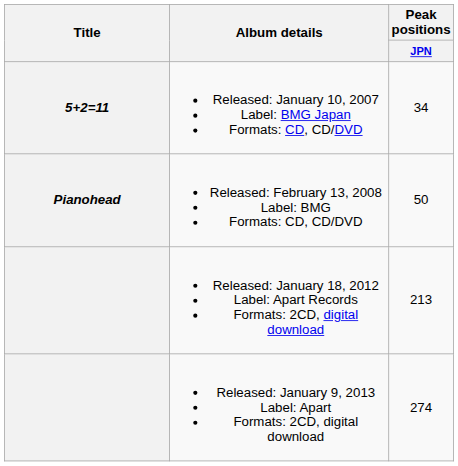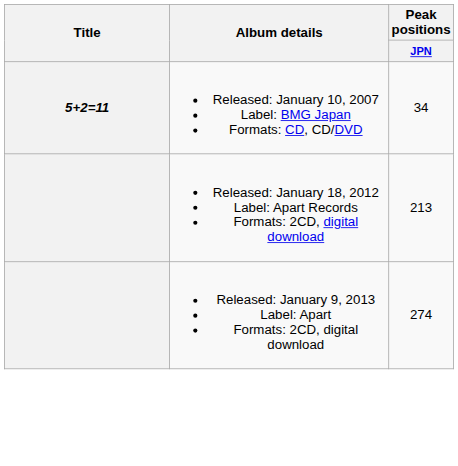- row: (279, 208)
